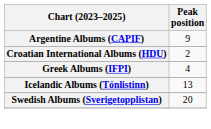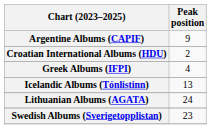+ row: (87, 100)
(188, 100) 20 -> (188, 116) 23
